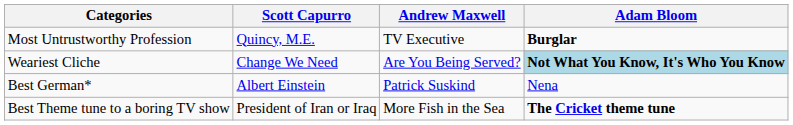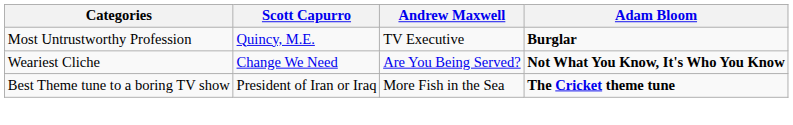(656, 62) lightblue background -> (656, 62) no background
- row: (50, 85)
